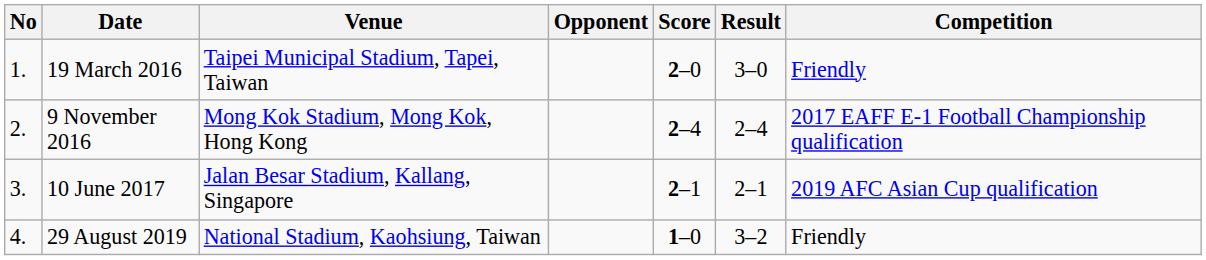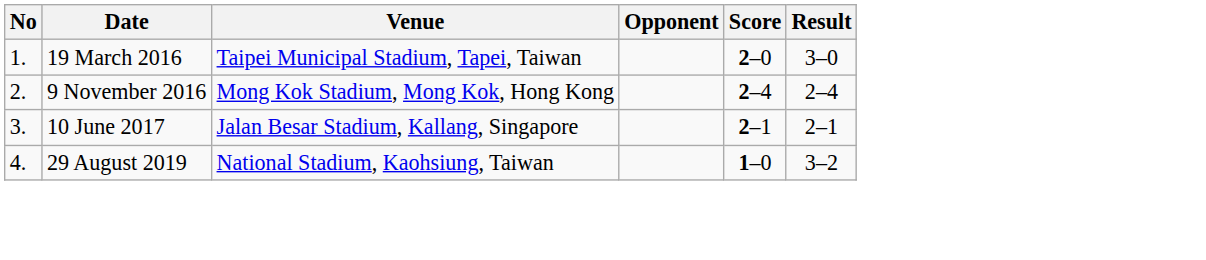- column: (994, 22)
